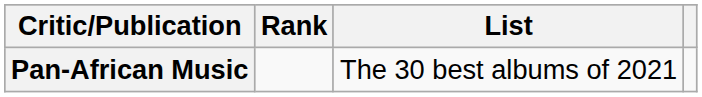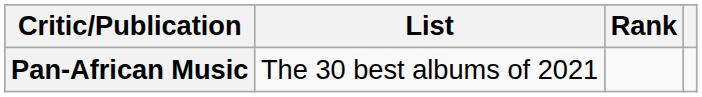columns swapped: (509, 26) <-> (294, 26)
